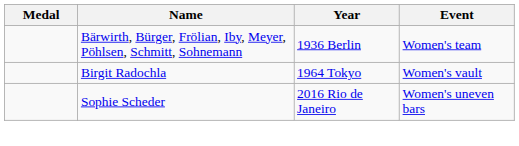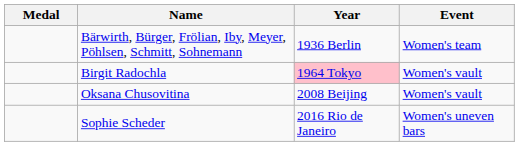(329, 72) no background -> (329, 72) pink background
+ row: (135, 94)
